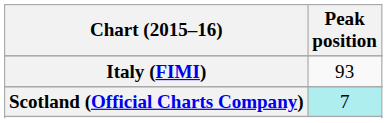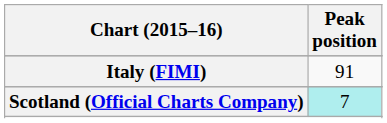(345, 71) 93 -> (345, 71) 91
